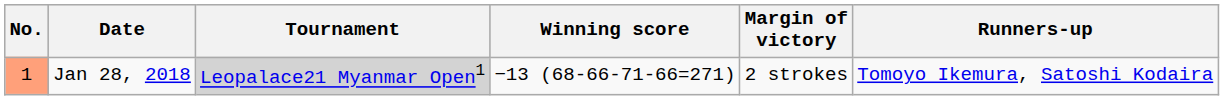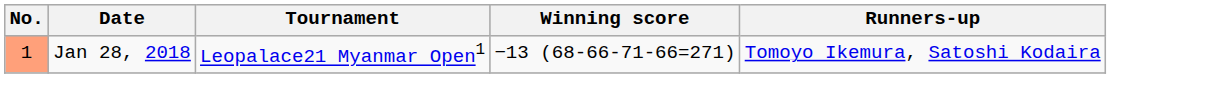- column: (796, 31)
(343, 76) lightgrey background -> (343, 55) no background
